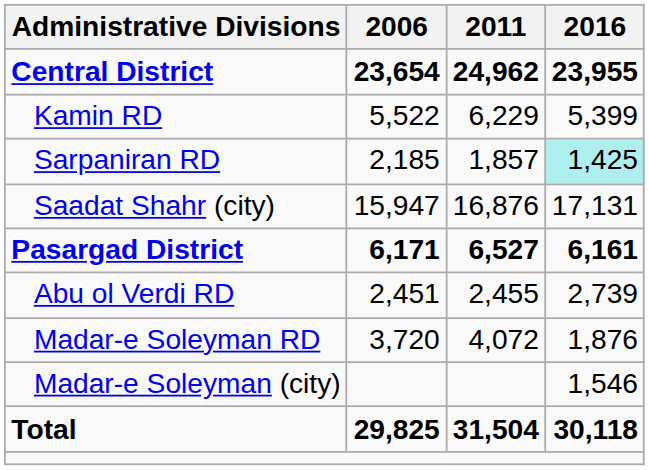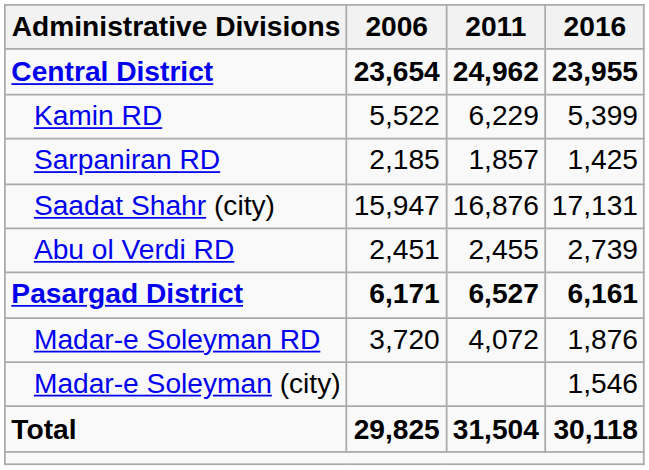(603, 160) paleturquoise background -> (603, 160) no background
rows swapped: (127, 250) <-> (134, 294)
